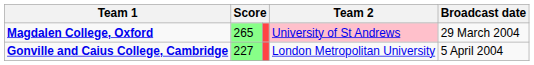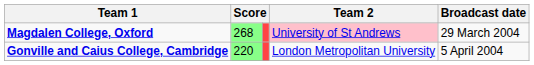(243, 32) 265 -> (243, 32) 268
(243, 51) 227 -> (243, 51) 220
